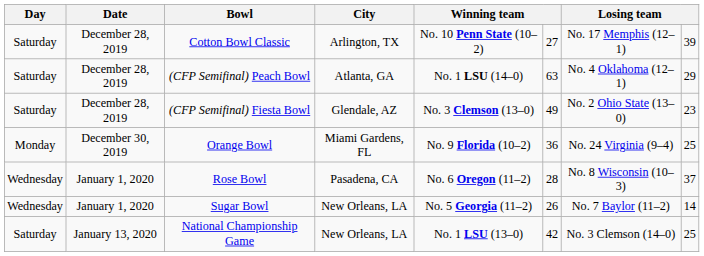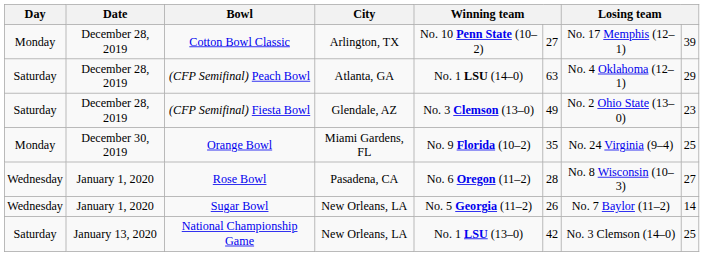(35, 41) Saturday -> (35, 41) Monday
(552, 145) 36 -> (552, 145) 35
(690, 179) 37 -> (690, 179) 27
